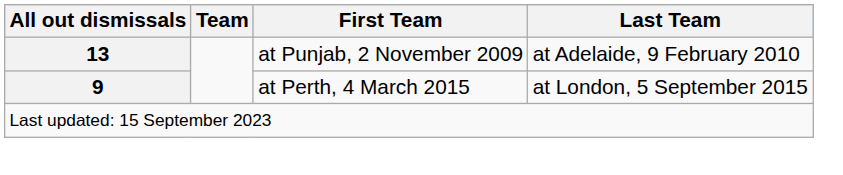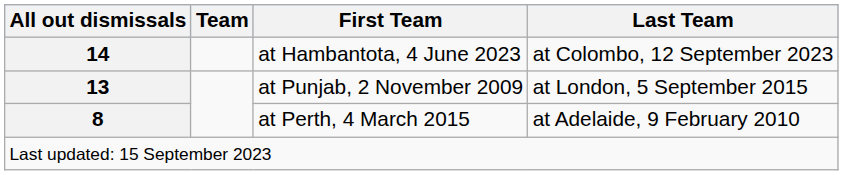+ row: (390, 53)
(666, 53) at Adelaide, 9 February 2010 -> (670, 86) at London, 5 September 2015
(98, 86) 9 -> (98, 119) 8
(670, 86) at London, 5 September 2015 -> (666, 119) at Adelaide, 9 February 2010
